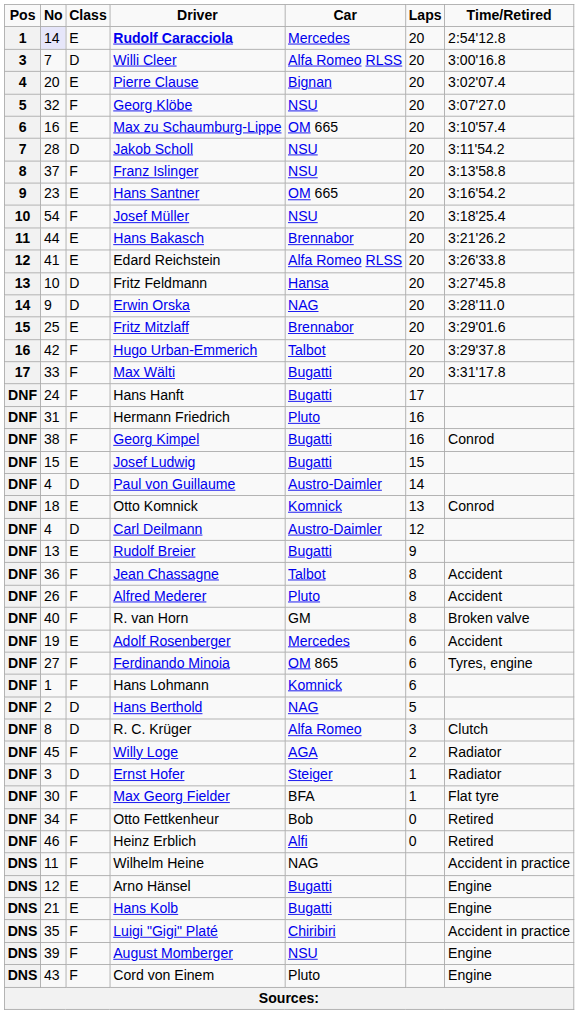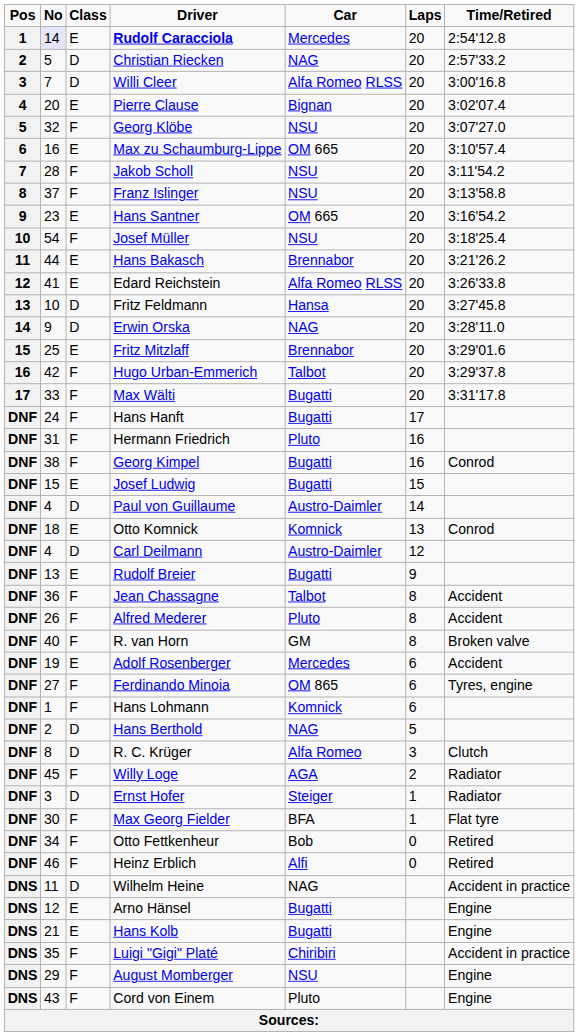+ row: (168, 60)
(74, 149) D -> (73, 171) F
(73, 864) F -> (74, 886) D
(52, 953) 39 -> (52, 975) 29
